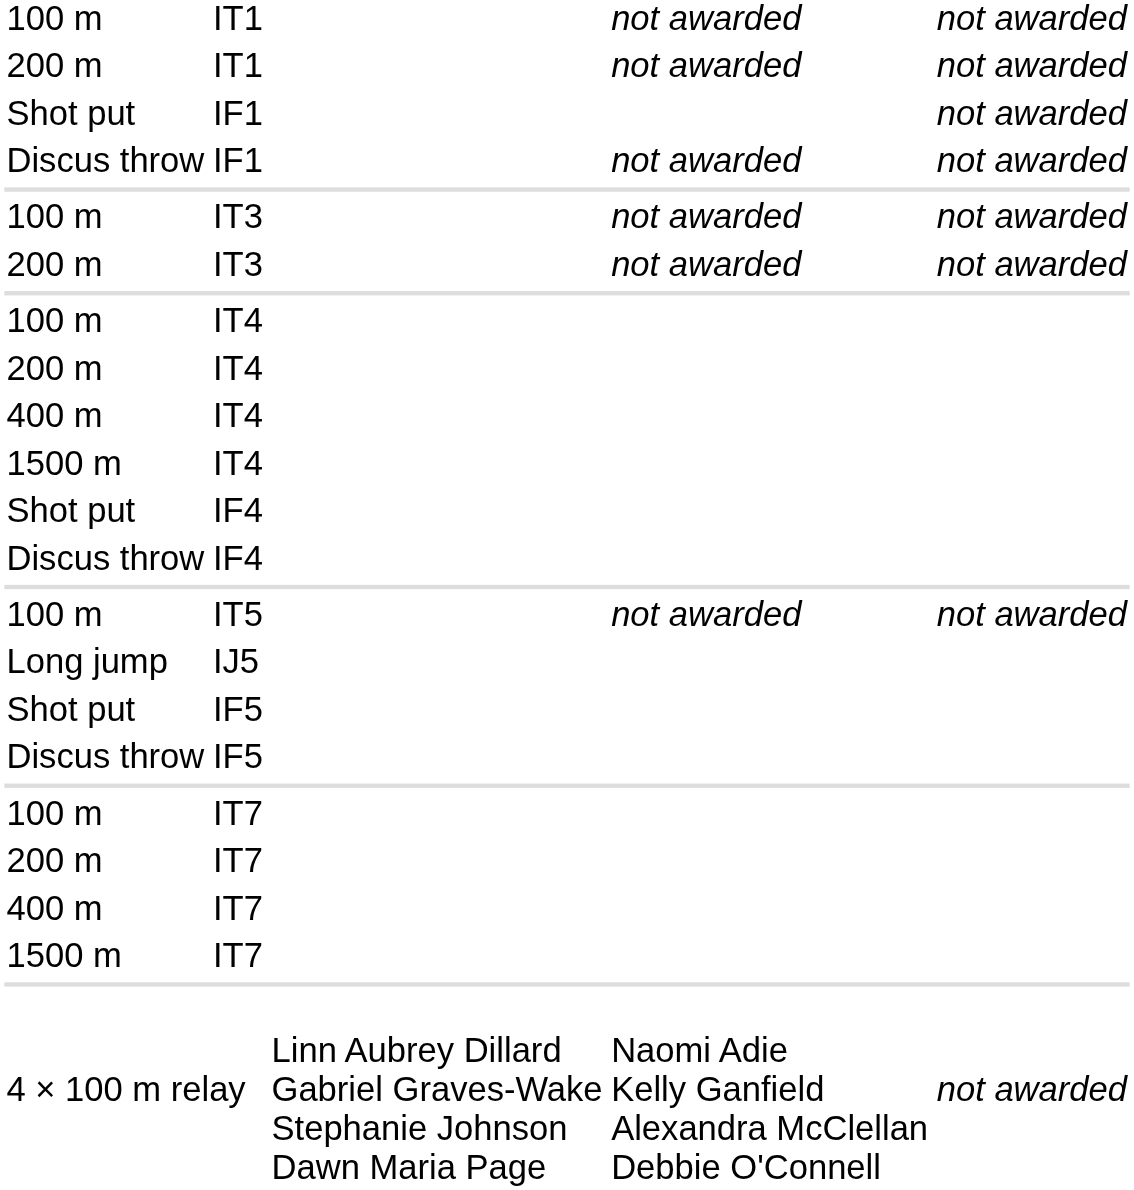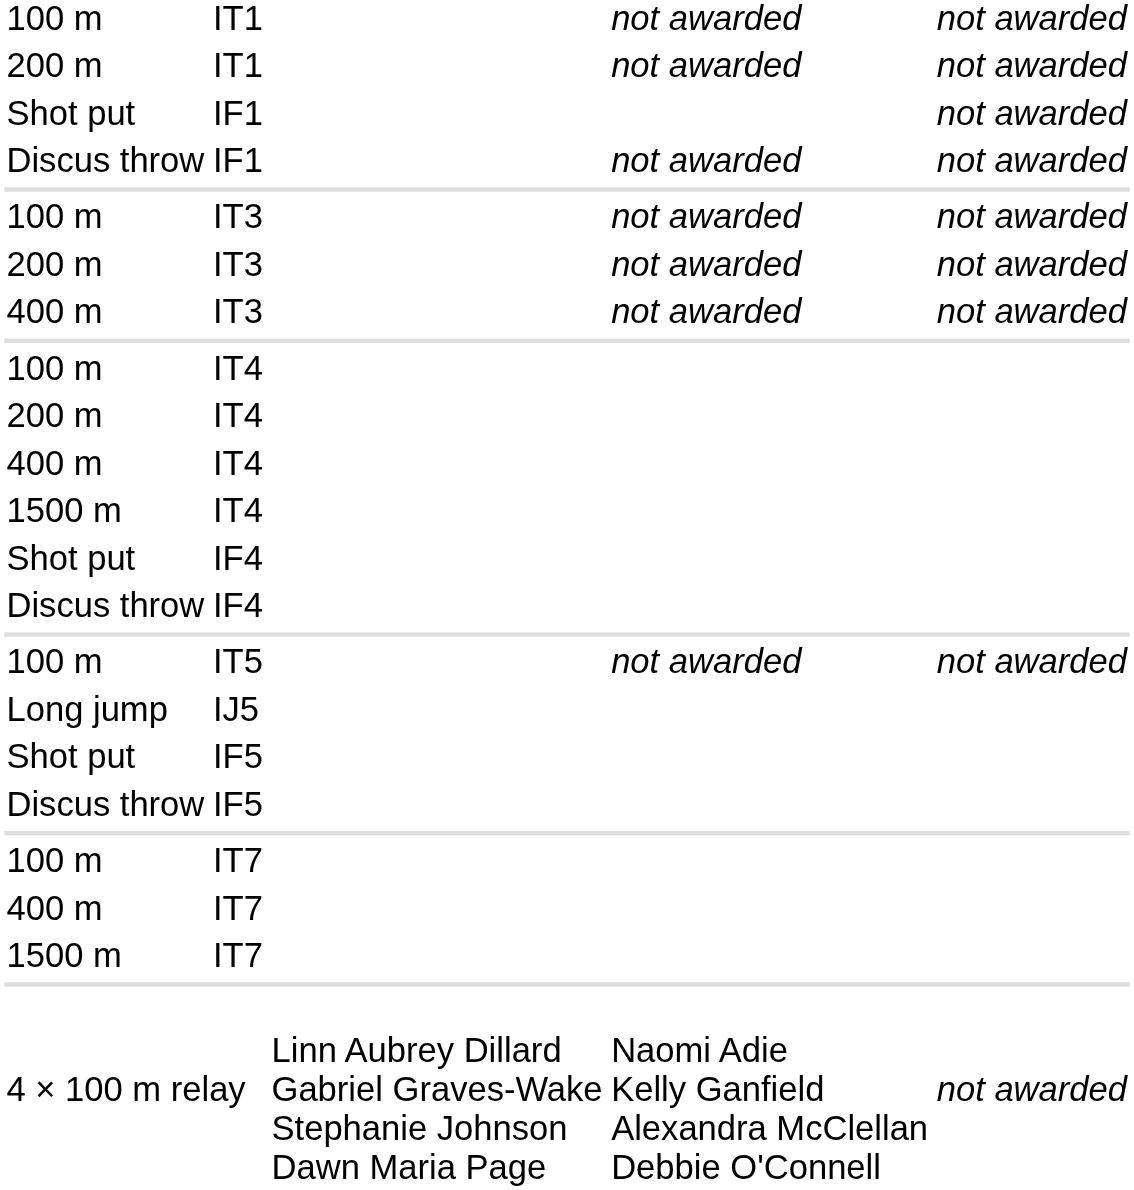+ row: (55, 312)
- row: (55, 860)
